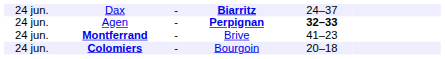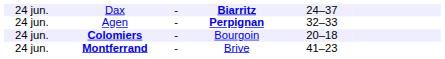(322, 23) bold -> (322, 23) normal
rows swapped: (115, 48) <-> (115, 35)
